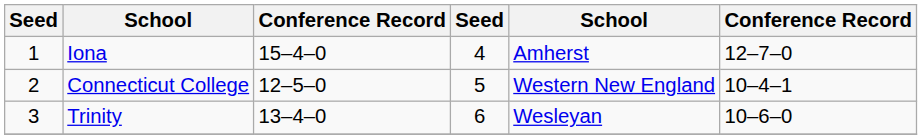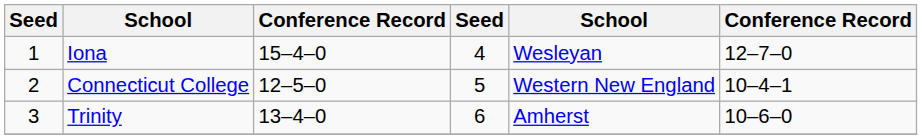(551, 52) Amherst -> (558, 52) Wesleyan
(558, 117) Wesleyan -> (551, 117) Amherst
